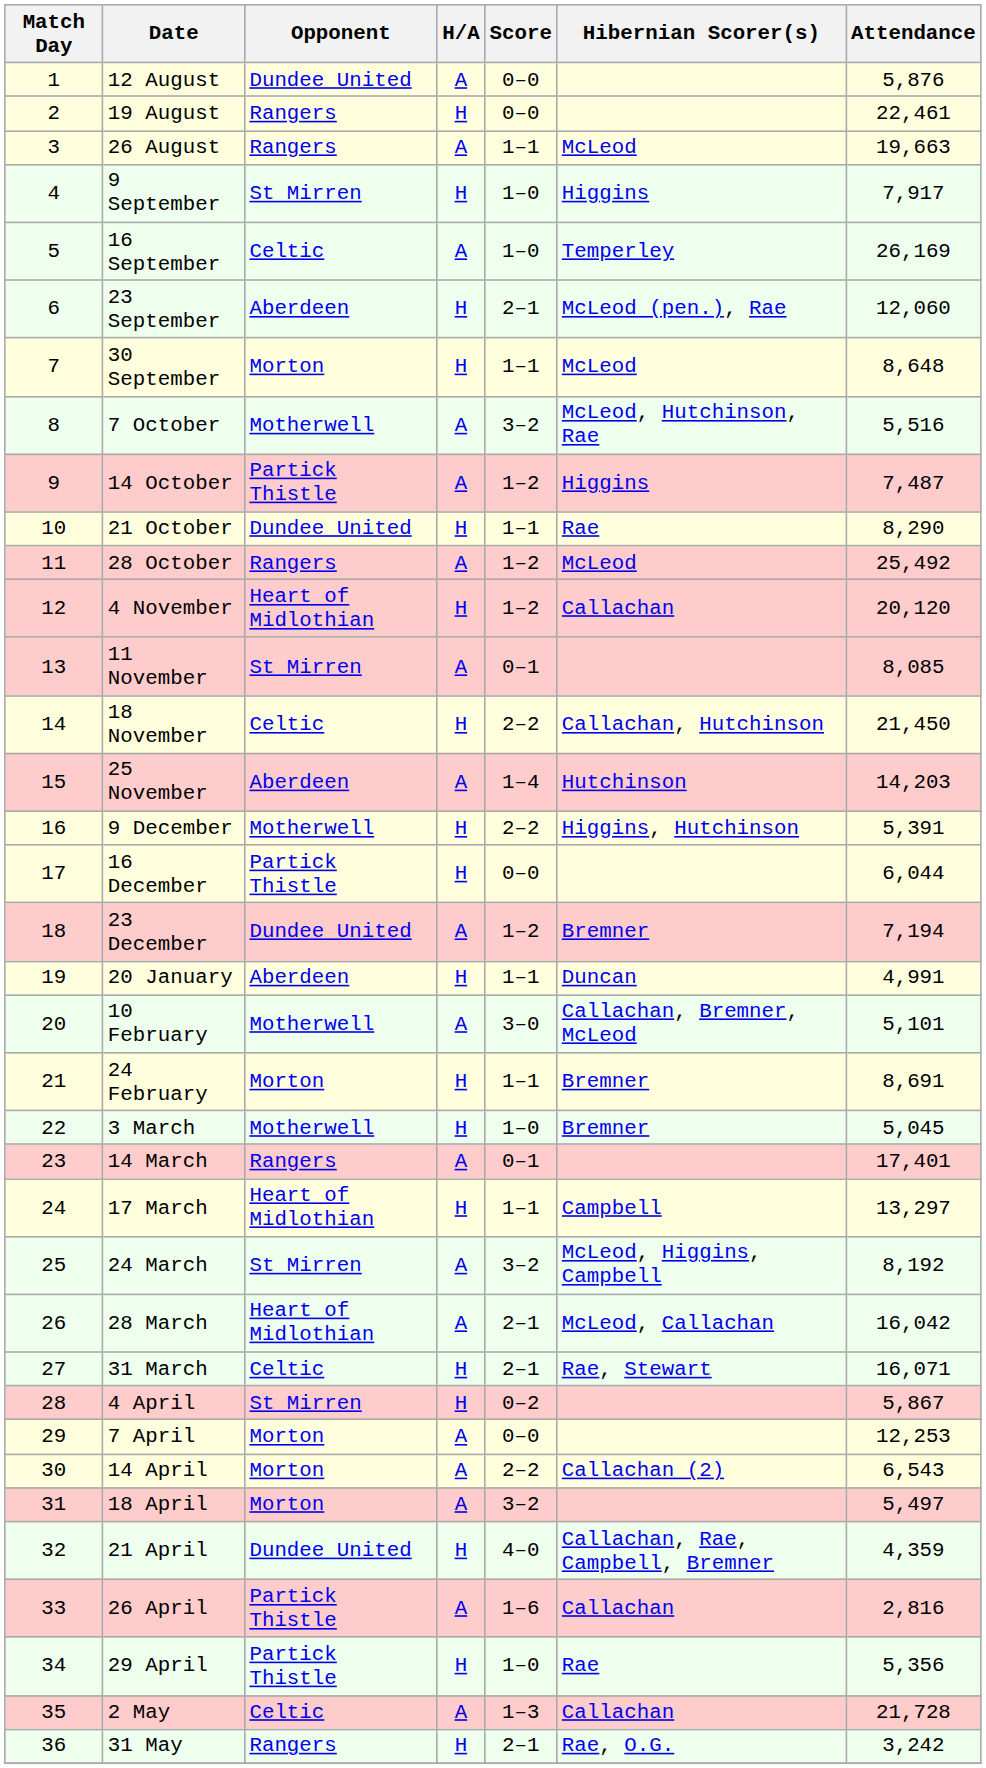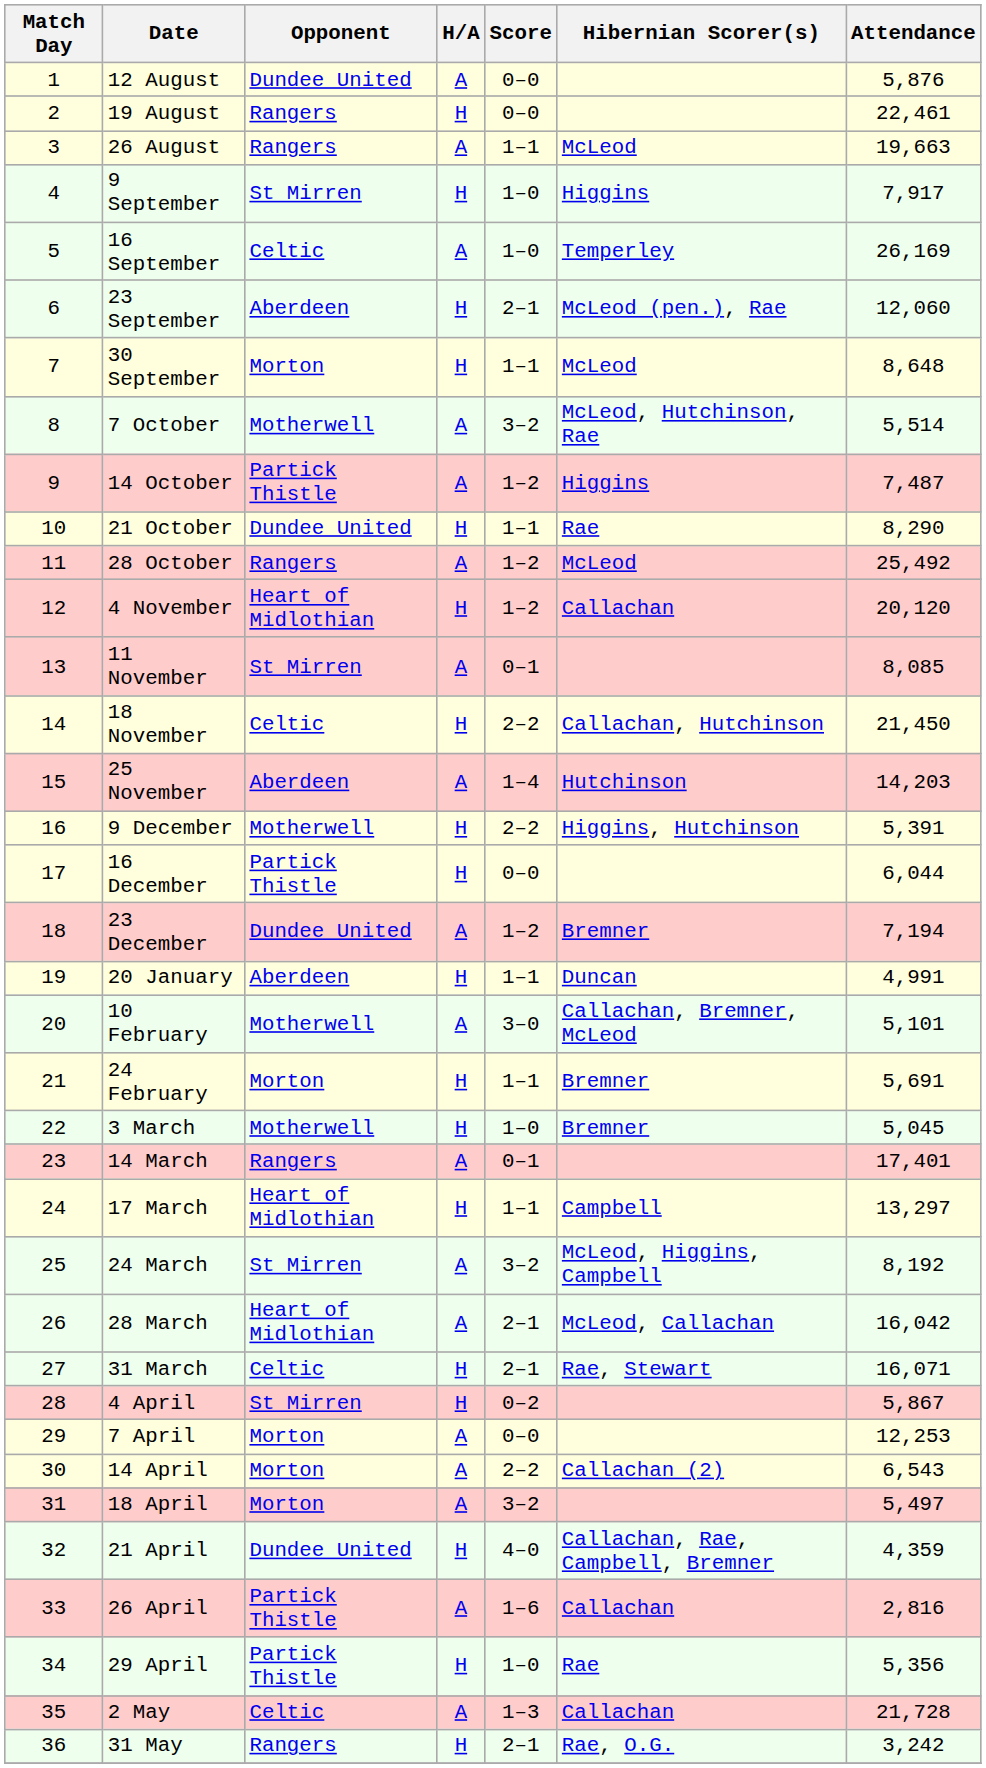(913, 425) 5,516 -> (913, 425) 5,514
(913, 1082) 8,691 -> (913, 1082) 5,691
